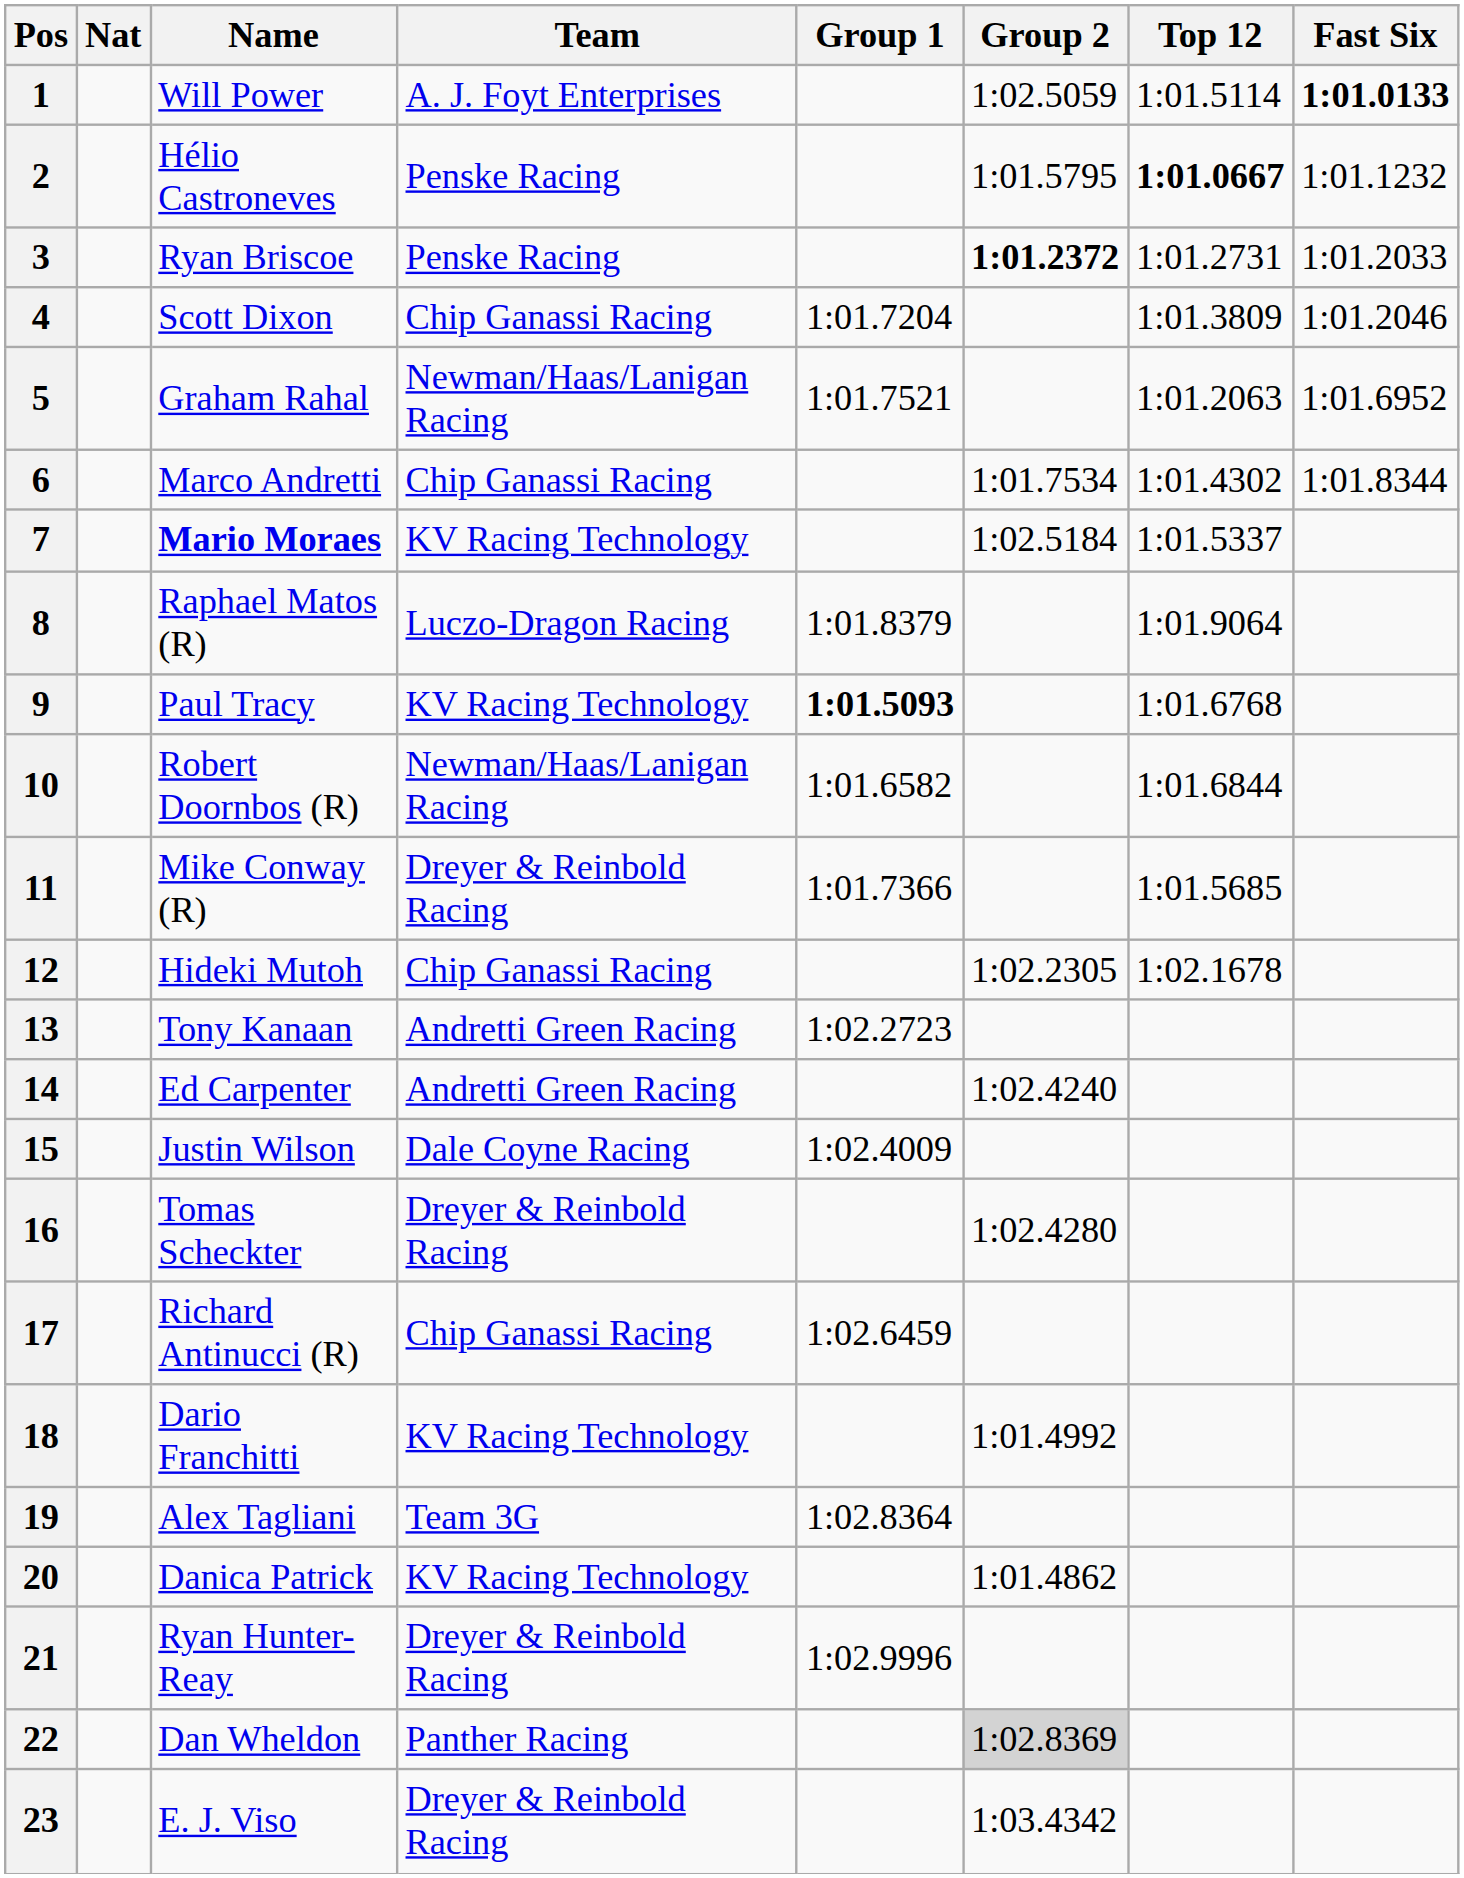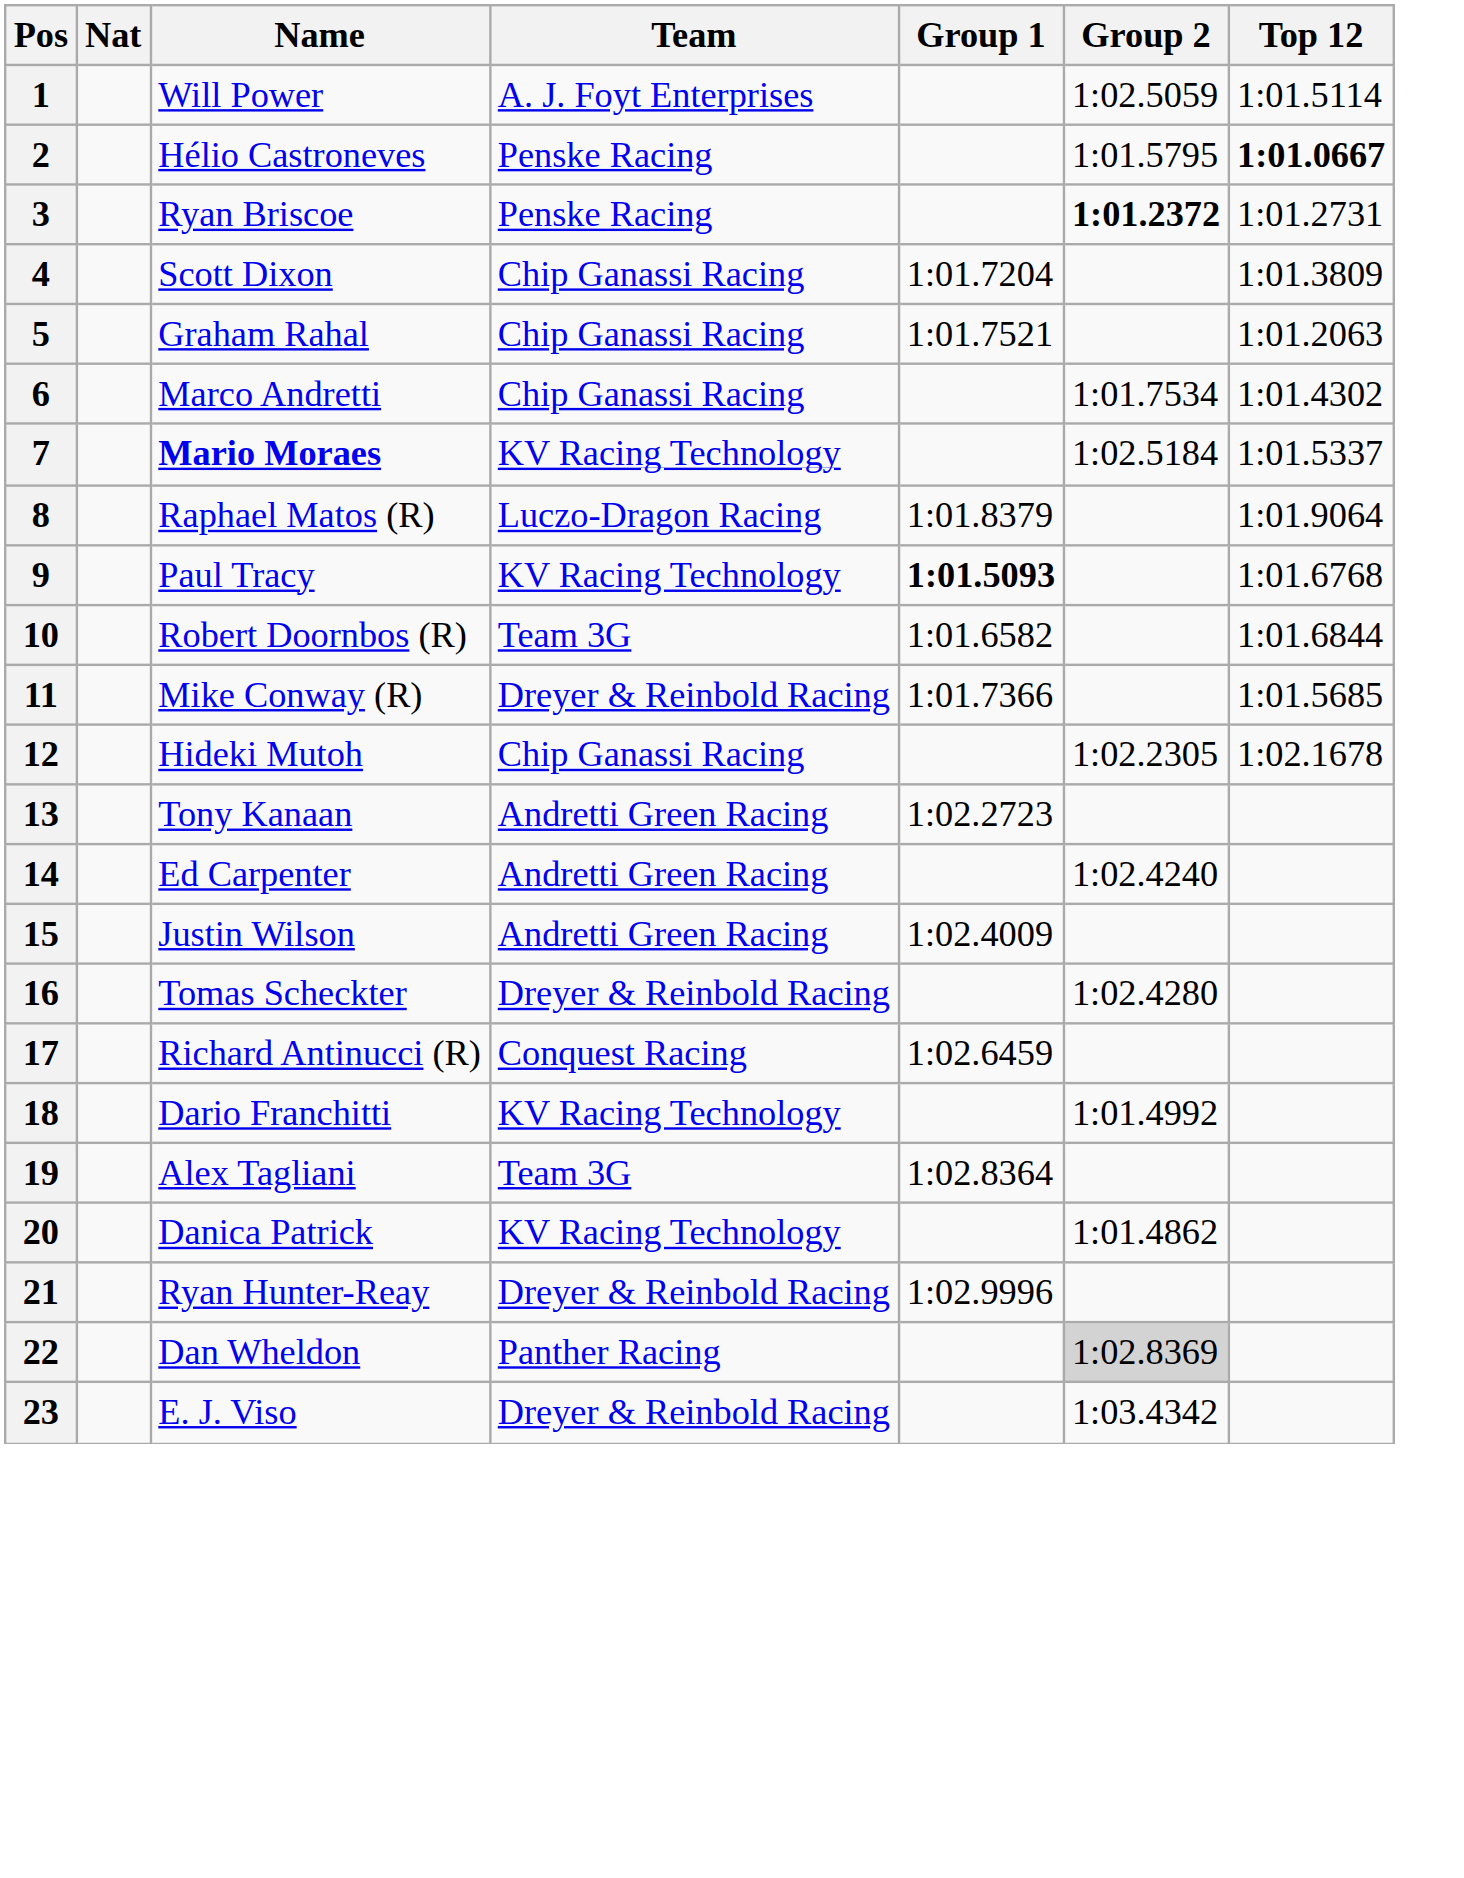- column: (1375, 34)
(577, 398) Newman/Haas/Lanigan Racing -> (651, 334) Chip Ganassi Racing
(577, 784) Newman/Haas/Lanigan Racing -> (565, 633) Team 3G
(548, 1148) Dale Coyne Racing -> (663, 933) Andretti Green Racing
(559, 1332) Chip Ganassi Racing -> (622, 1052) Conquest Racing
